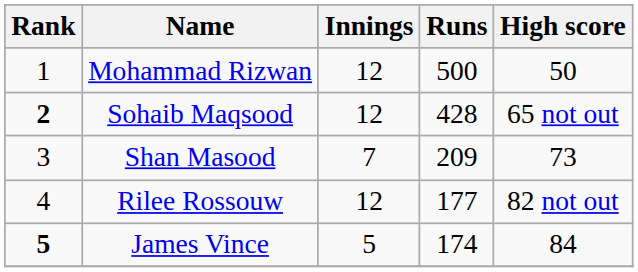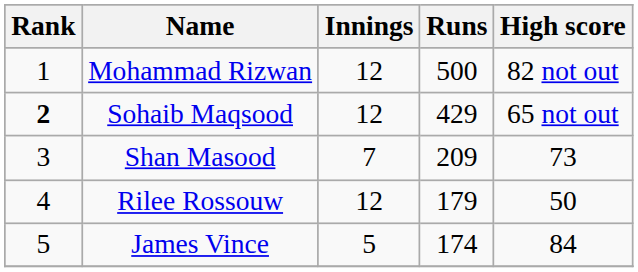(563, 69) 50 -> (563, 69) 82 not out
(457, 113) 428 -> (457, 113) 429
(457, 200) 177 -> (457, 200) 179
(563, 200) 82 not out -> (563, 200) 50
(43, 244) bold -> (43, 244) normal
